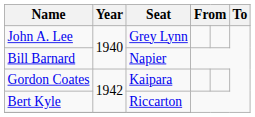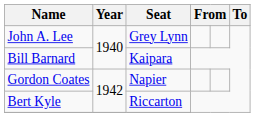(148, 58) Napier -> (151, 58) Kaipara
(151, 79) Kaipara -> (148, 79) Napier
